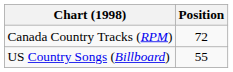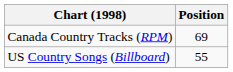(201, 36) 72 -> (201, 36) 69
